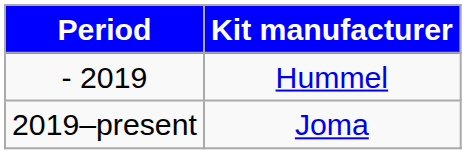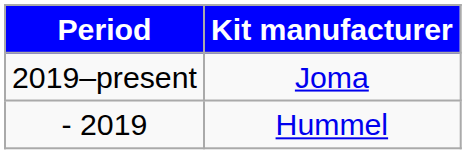rows swapped: (104, 77) <-> (104, 125)
